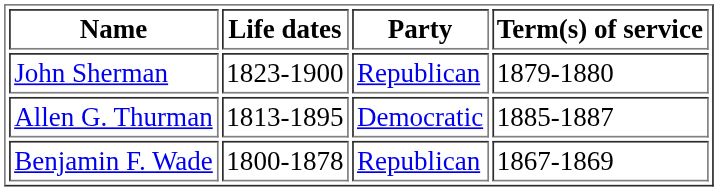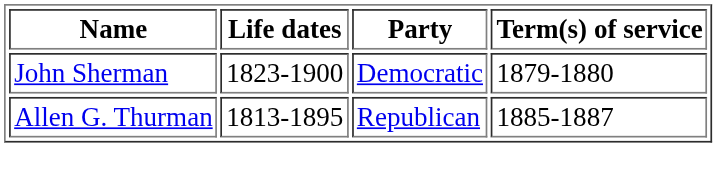(419, 72) Republican -> (420, 72) Democratic
(420, 116) Democratic -> (418, 116) Republican
- row: (113, 160)
